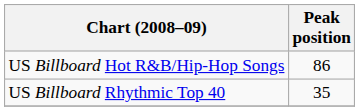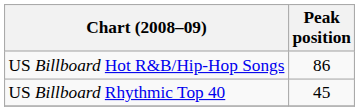(322, 92) 35 -> (322, 92) 45
